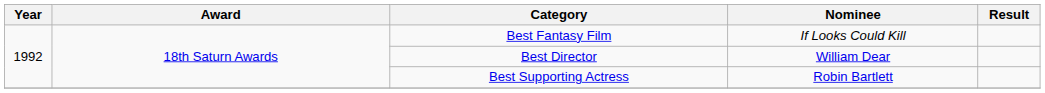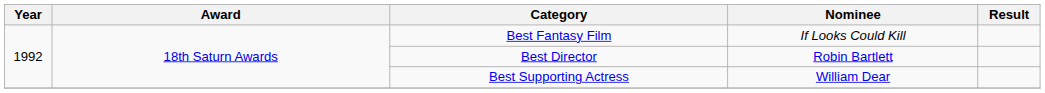(853, 56) William Dear -> (853, 56) Robin Bartlett
(853, 77) Robin Bartlett -> (853, 77) William Dear
